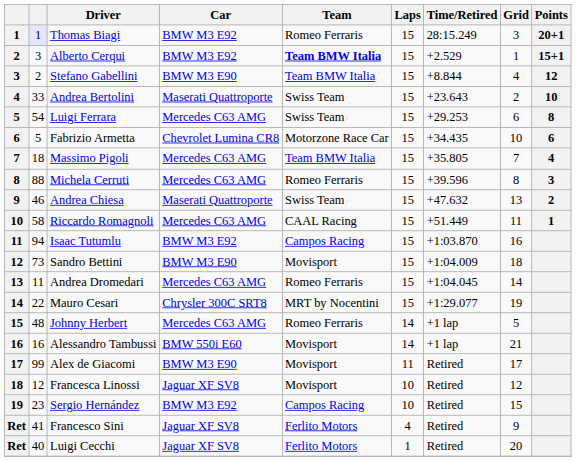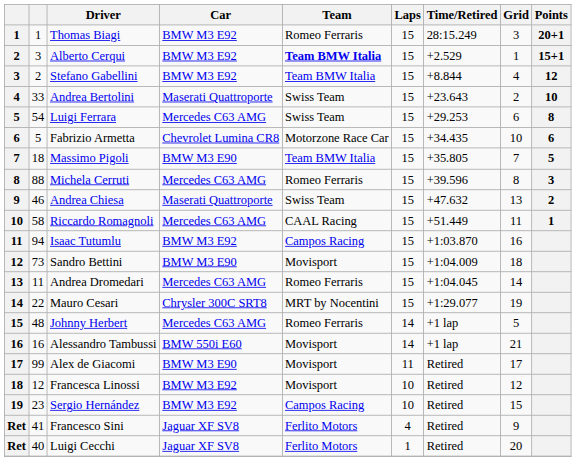(38, 35) lavender background -> (38, 35) no background
(200, 76) BMW M3 E90 -> (200, 76) BMW M3 E92
(214, 158) Mercedes C63 AMG -> (200, 158) BMW M3 E90
(551, 158) 4 -> (551, 158) 5
(201, 384) Jaguar XF SV8 -> (200, 384) BMW M3 E92
